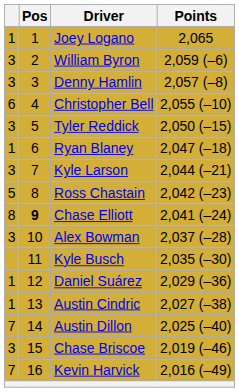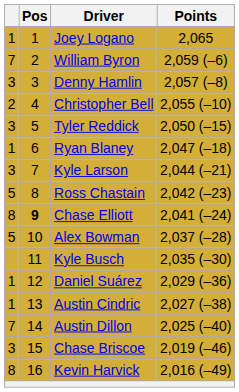(12, 60) 3 -> (12, 60) 7
(12, 104) 6 -> (12, 104) 2
(12, 237) 3 -> (12, 237) 5
(12, 370) 7 -> (12, 370) 8
